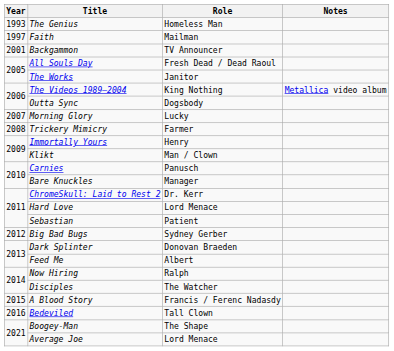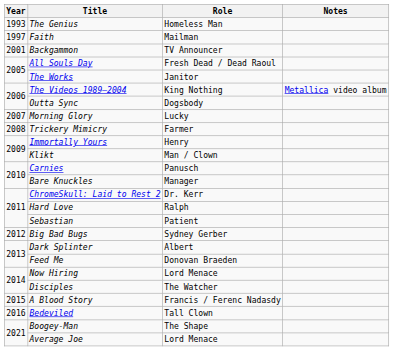(191, 208) Lord Menace -> (176, 208) Ralph
(201, 247) Donovan Braeden -> (179, 247) Albert
(179, 260) Albert -> (201, 260) Donovan Braeden
(176, 274) Ralph -> (191, 274) Lord Menace
